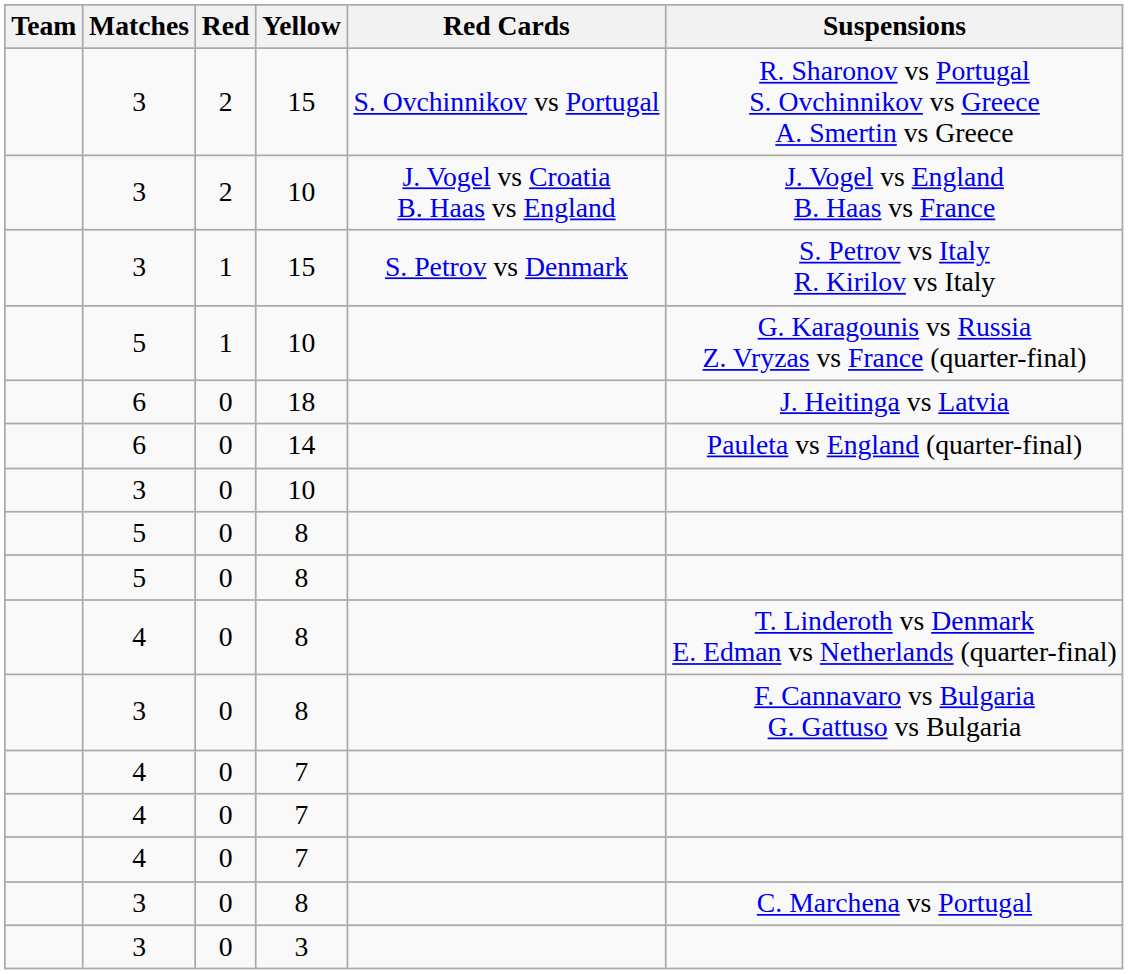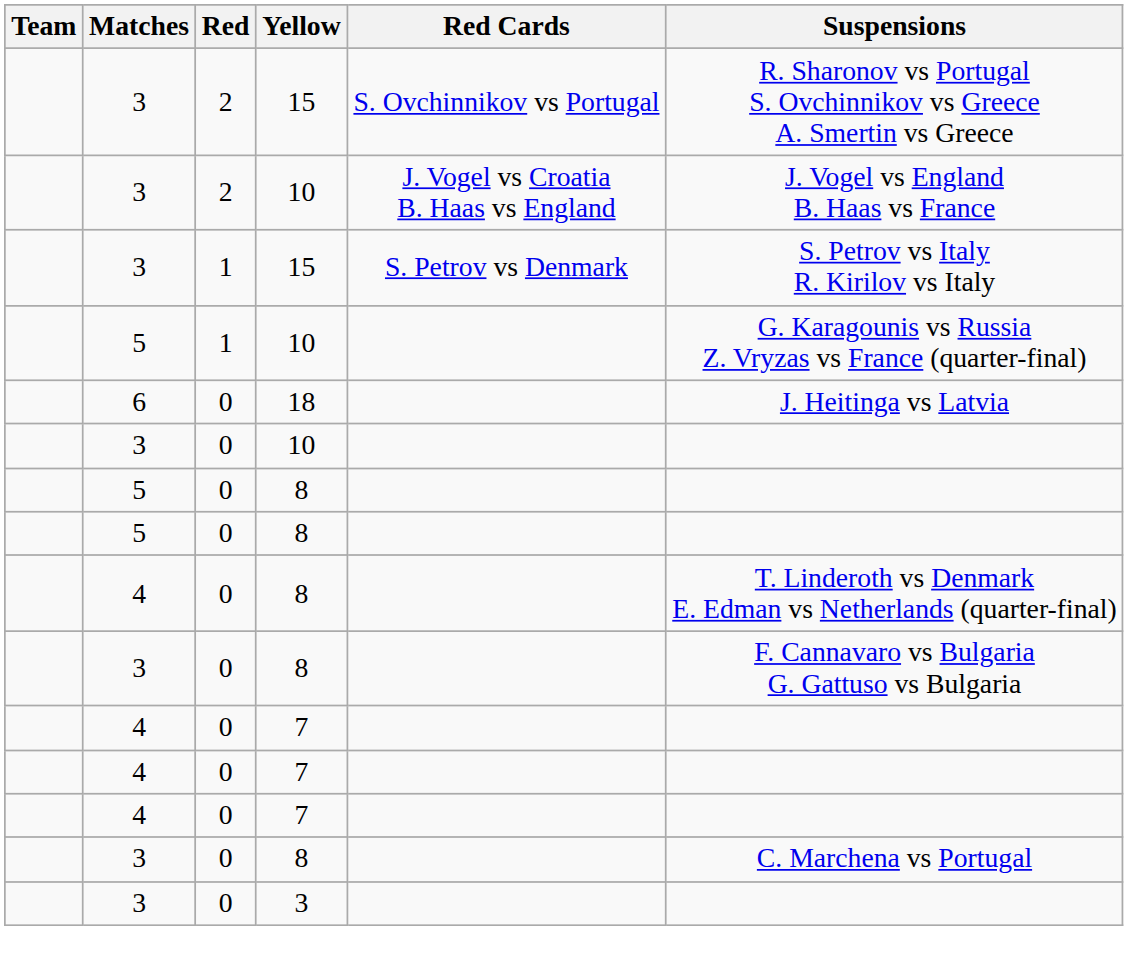- row: (139, 445)
